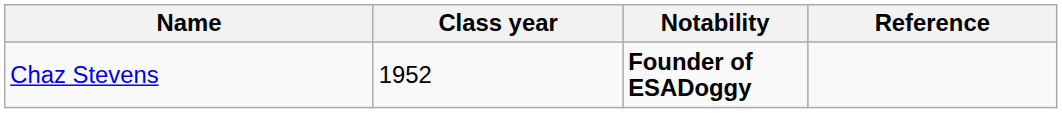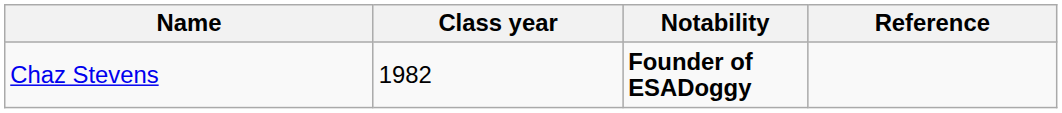(405, 74) 1952 -> (405, 74) 1982
